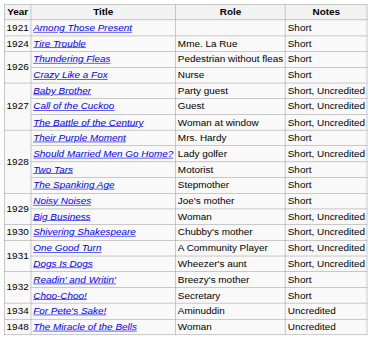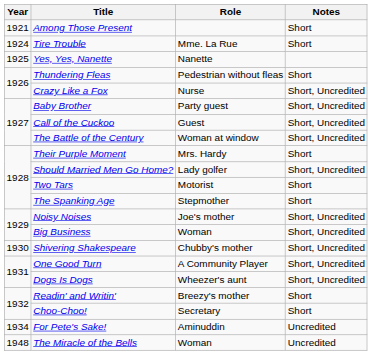+ row: (73, 59)
(300, 75) Short -> (326, 91) Short, Uncredited
(300, 201) Short -> (326, 216) Short, Uncredited
